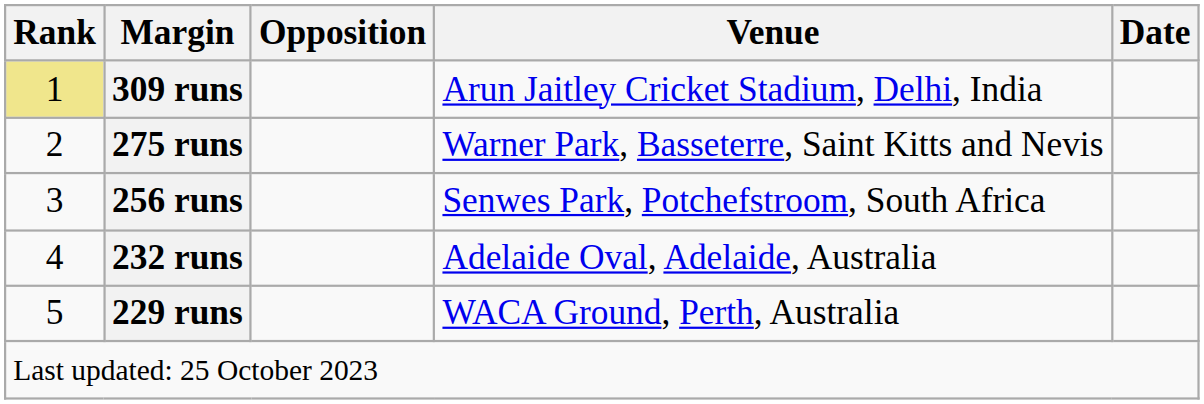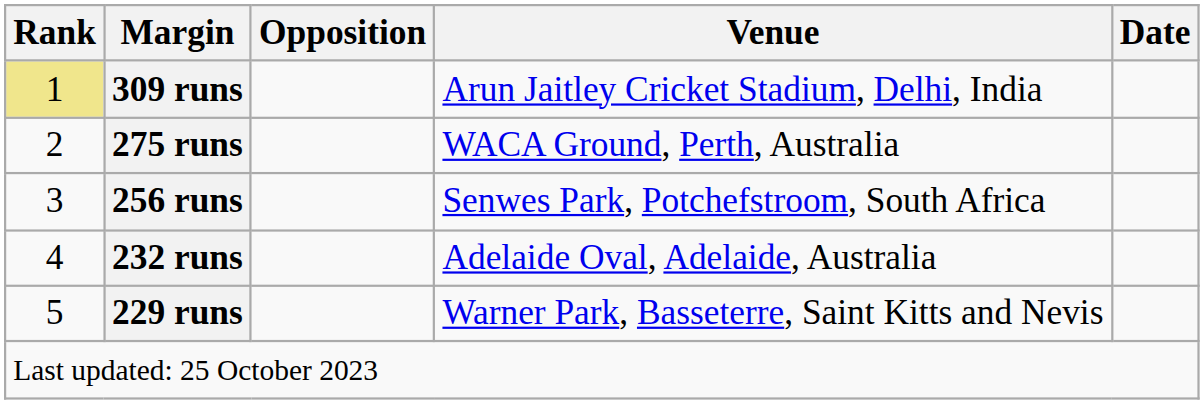(773, 144) Warner Park, Basseterre, Saint Kitts and Nevis -> (671, 144) WACA Ground, Perth, Australia
(671, 312) WACA Ground, Perth, Australia -> (773, 312) Warner Park, Basseterre, Saint Kitts and Nevis
